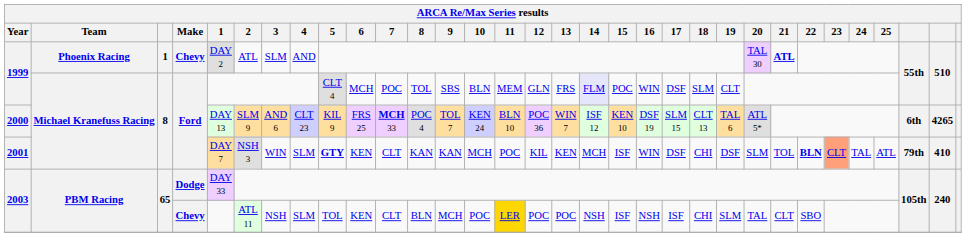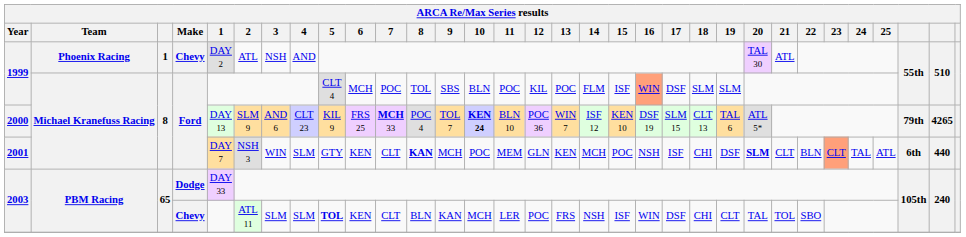(276, 57) SLM -> (276, 57) NSH
(784, 57) bold -> (785, 57) normal
(510, 89) MEM -> (510, 89) POC
(539, 89) GLN -> (538, 89) KIL
(566, 89) FRS -> (566, 89) POC
(594, 89) lavender background -> (594, 89) no background
(622, 89) POC -> (622, 89) ISF
(649, 89) no background -> (649, 89) lightsalmon background
(730, 89) CLT -> (730, 89) SLM
(480, 120) normal -> (480, 121) bold
(914, 121) 6th -> (914, 121) 79th
(332, 152) bold -> (332, 152) normal
(421, 152) normal -> (421, 152) bold
(450, 152) KAN -> (450, 152) MCH
(480, 152) MCH -> (480, 152) POC
(510, 152) POC -> (510, 152) MEM
(539, 152) KIL -> (538, 152) GLN
(622, 152) ISF -> (622, 152) POC
(649, 152) WIN -> (649, 152) NSH
(676, 152) DSF -> (676, 152) ISF
(757, 152) normal -> (758, 152) bold
(784, 152) TOL -> (785, 152) CLT
(811, 152) bold -> (811, 152) normal
(914, 152) 79th -> (914, 152) 6th
(942, 152) 410 -> (942, 152) 440
(276, 216) NSH -> (276, 216) SLM
(332, 216) normal -> (332, 216) bold
(450, 216) MCH -> (450, 216) KAN
(480, 216) POC -> (480, 216) MCH
(510, 216) gold background -> (510, 216) no background
(566, 216) POC -> (566, 216) FRS
(649, 216) NSH -> (649, 216) WIN
(676, 216) ISF -> (676, 216) DSF
(730, 216) SLM -> (730, 216) CLT
(784, 216) CLT -> (785, 216) TOL
